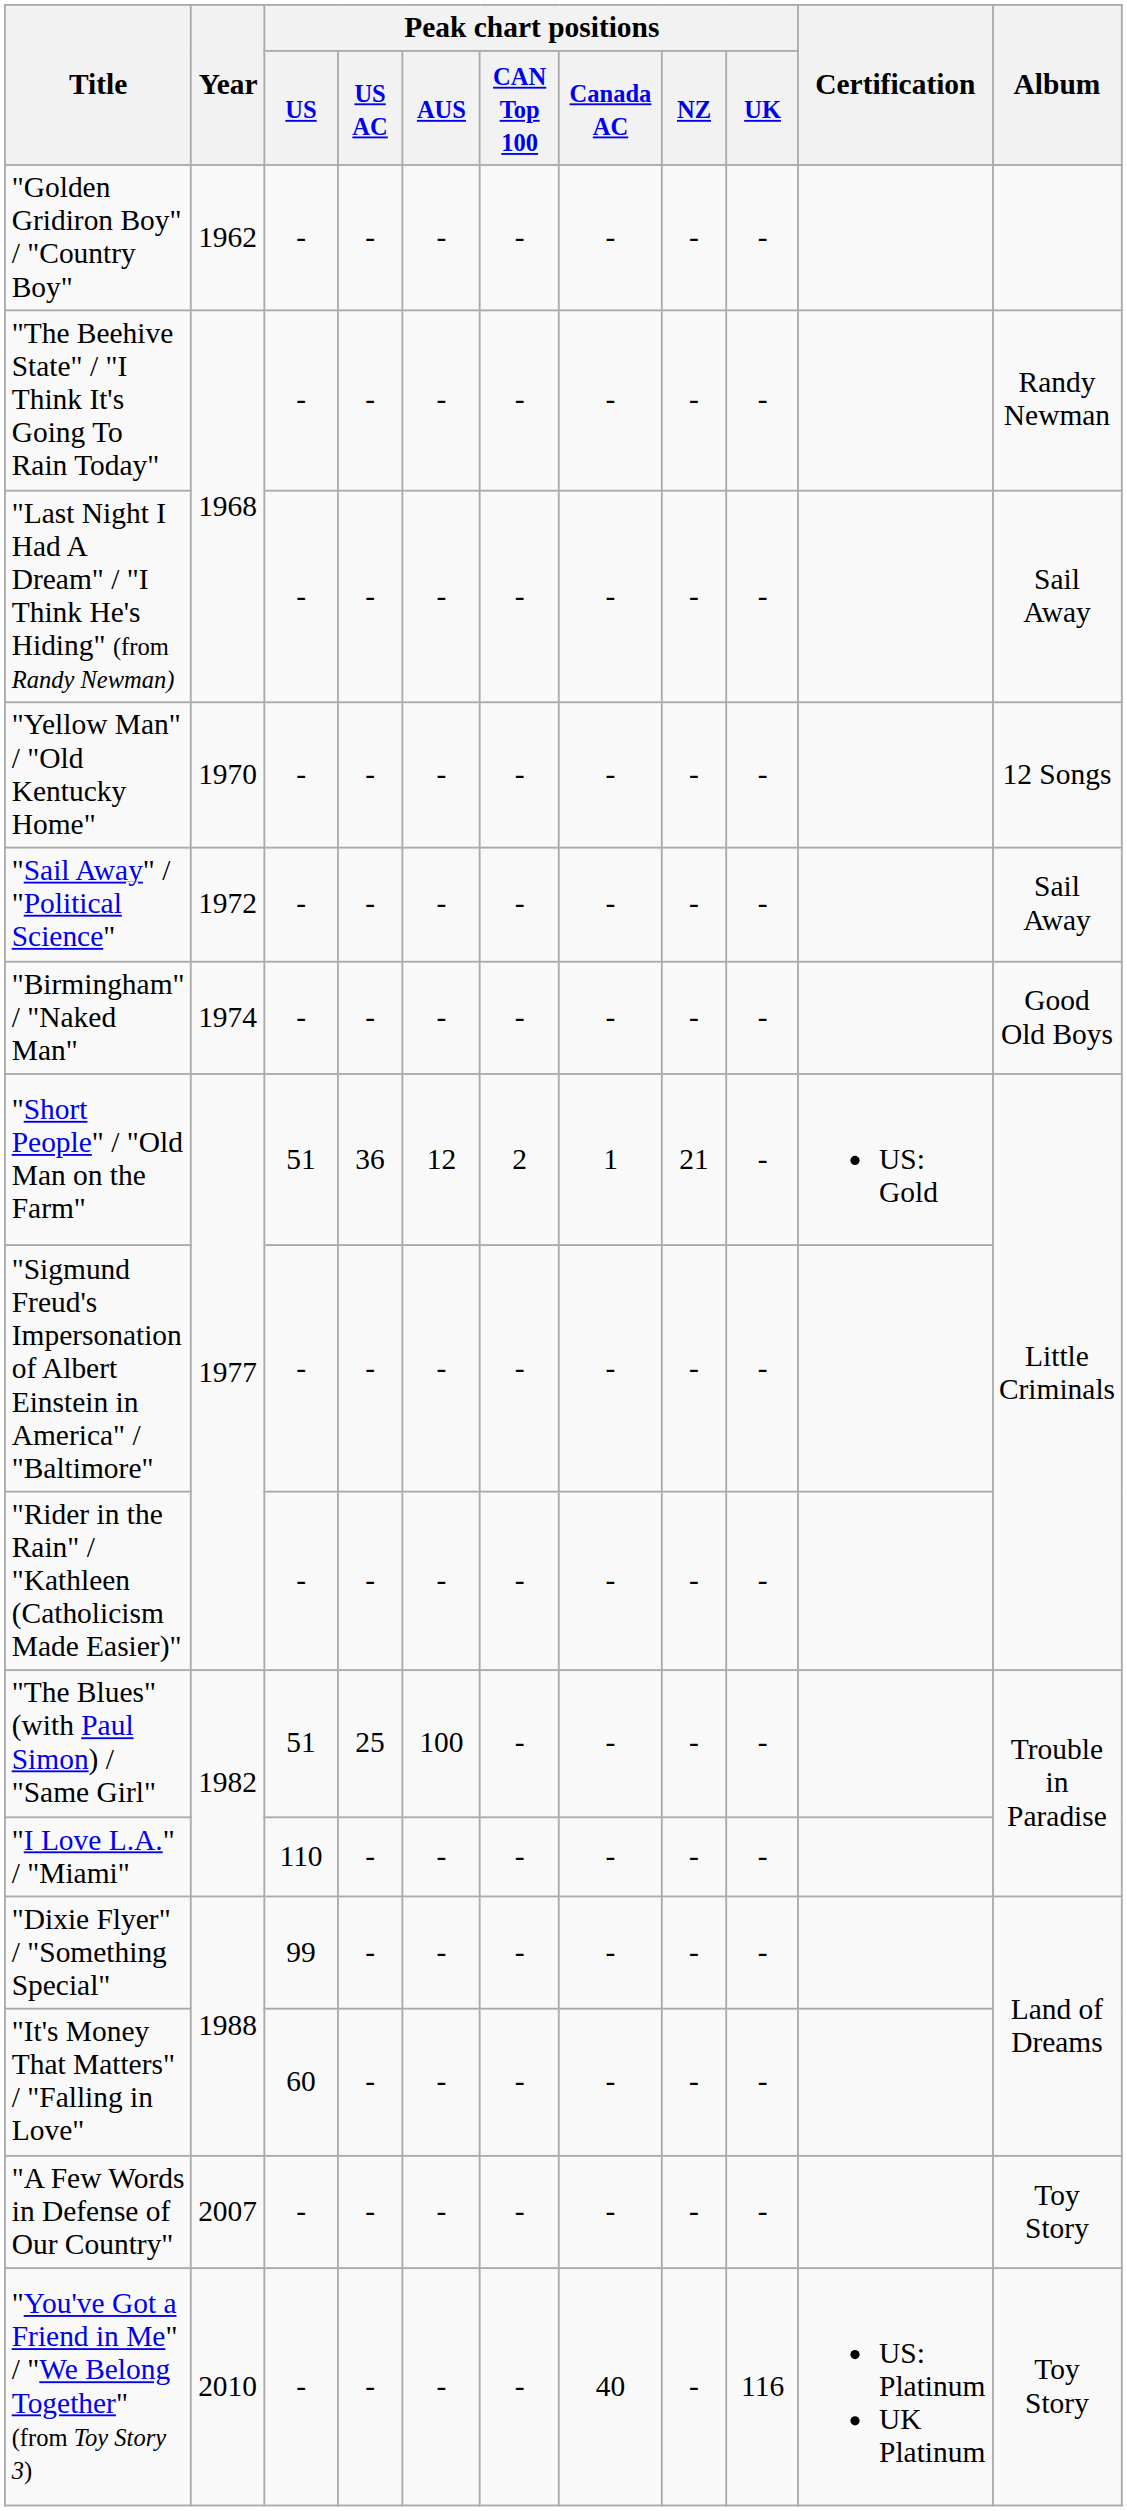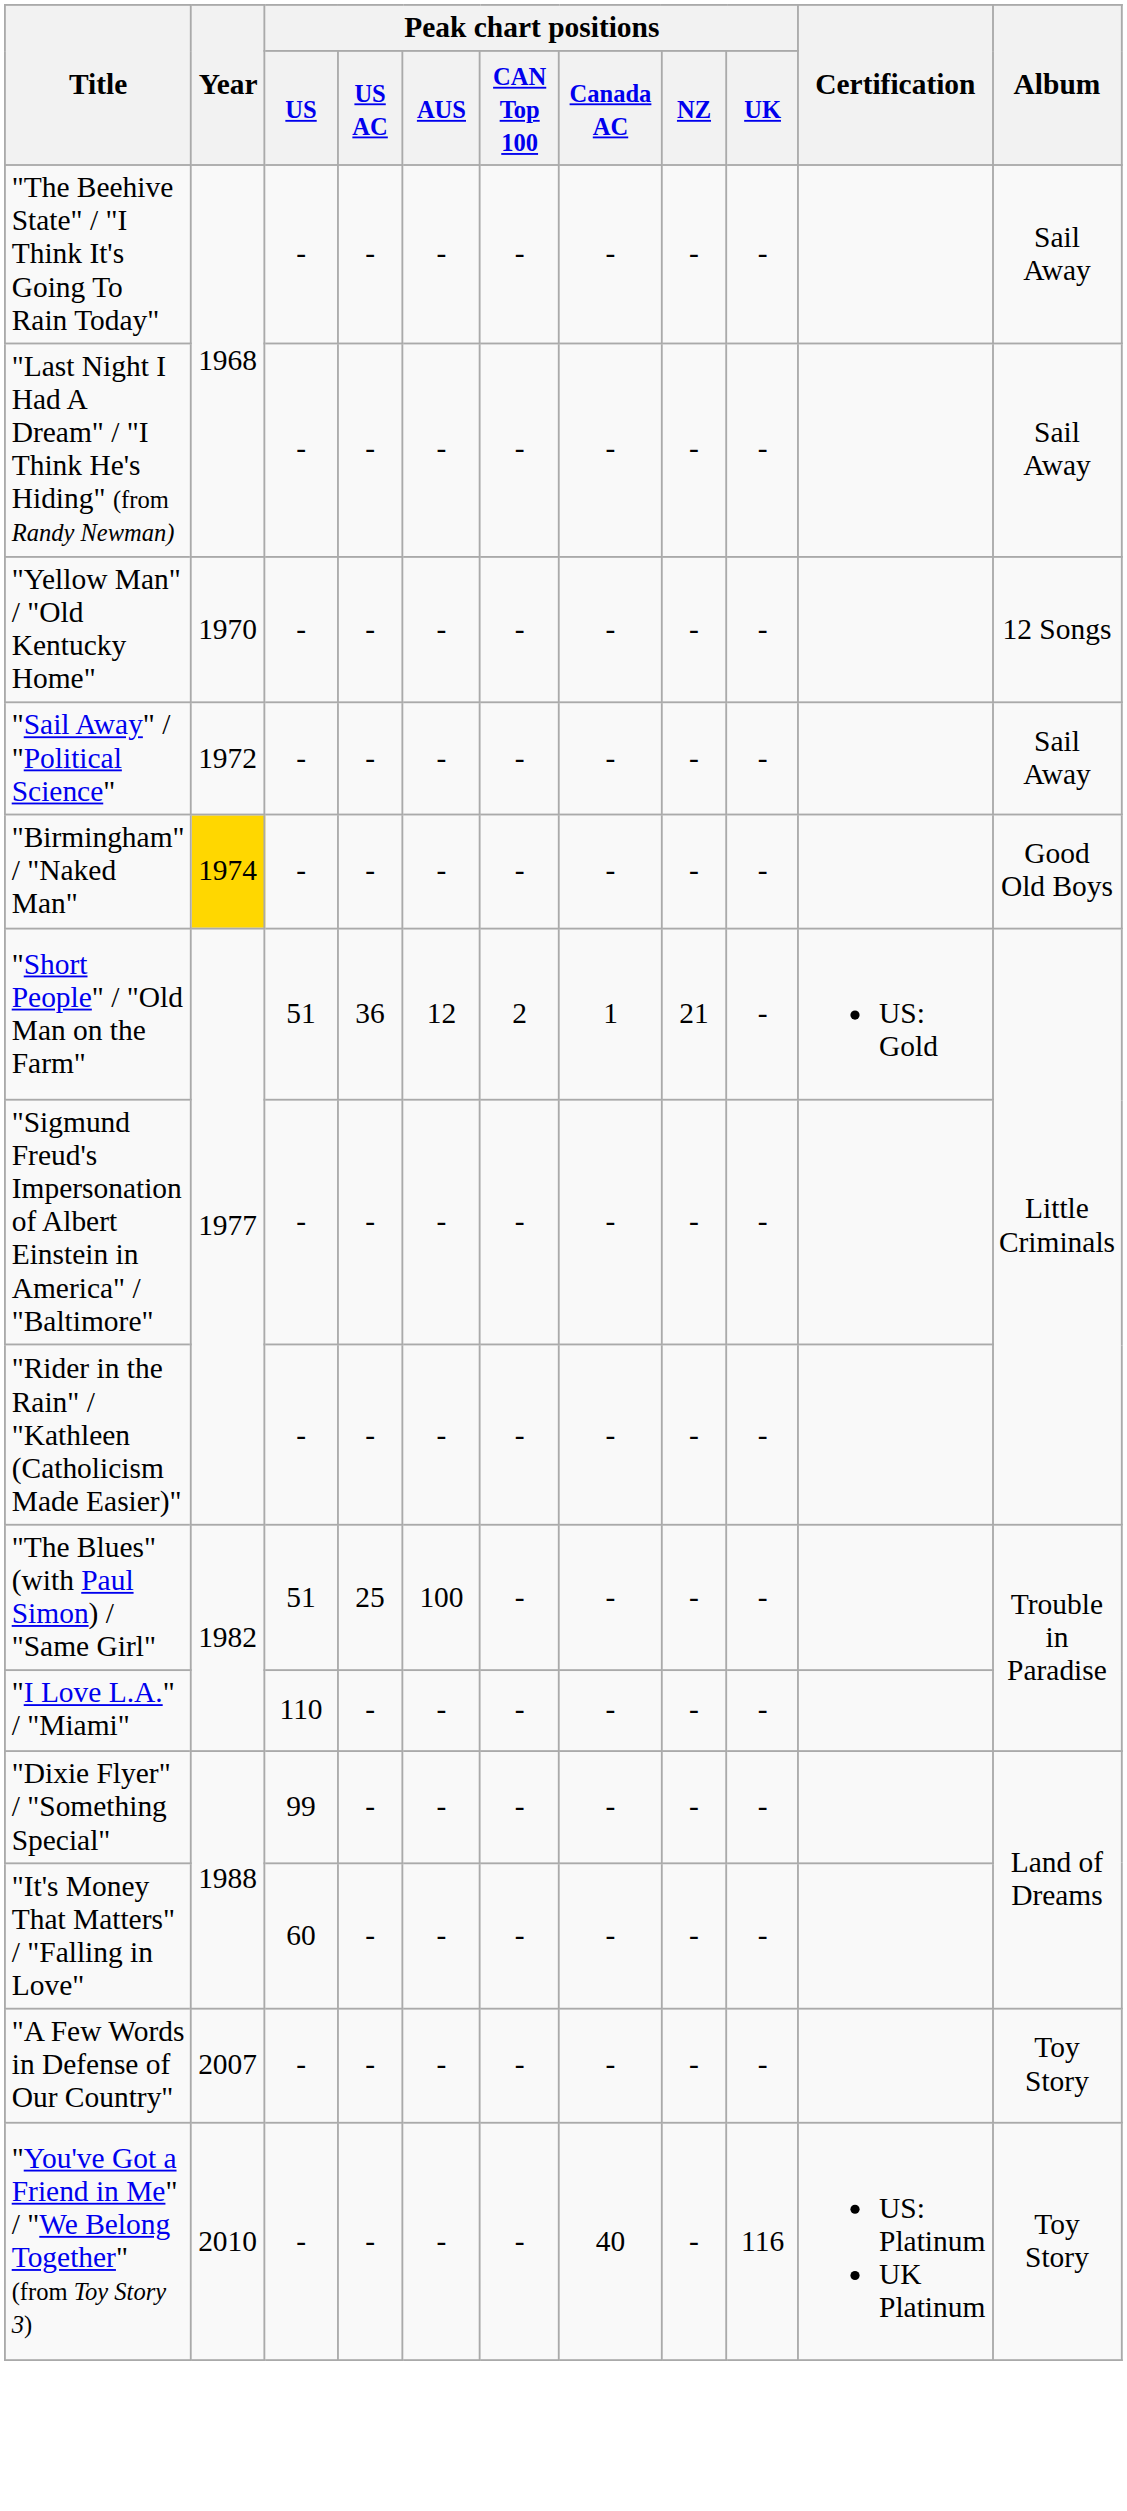- row: (97, 237)
(1057, 399) Randy Newman -> (1057, 253) Sail Away
(228, 1017) no background -> (228, 871) gold background
